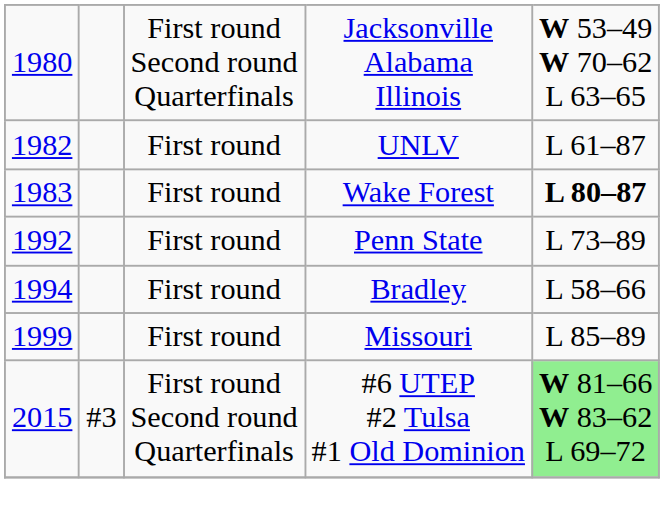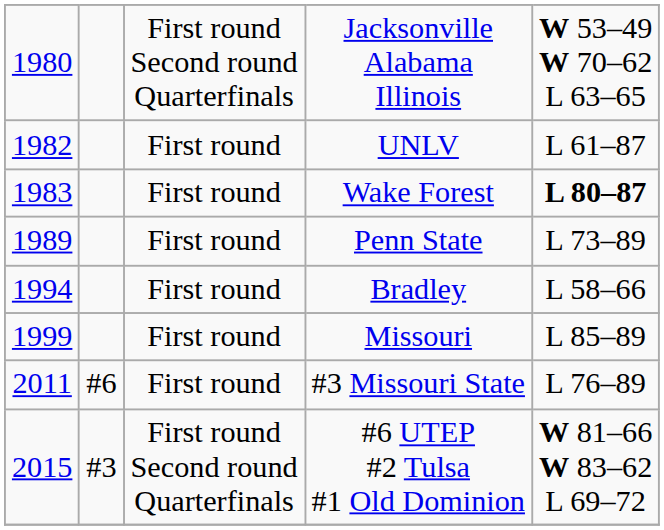(42, 240) 1992 -> (42, 240) 1989
+ row: (418, 384)
(596, 418) lightgreen background -> (596, 466) no background
